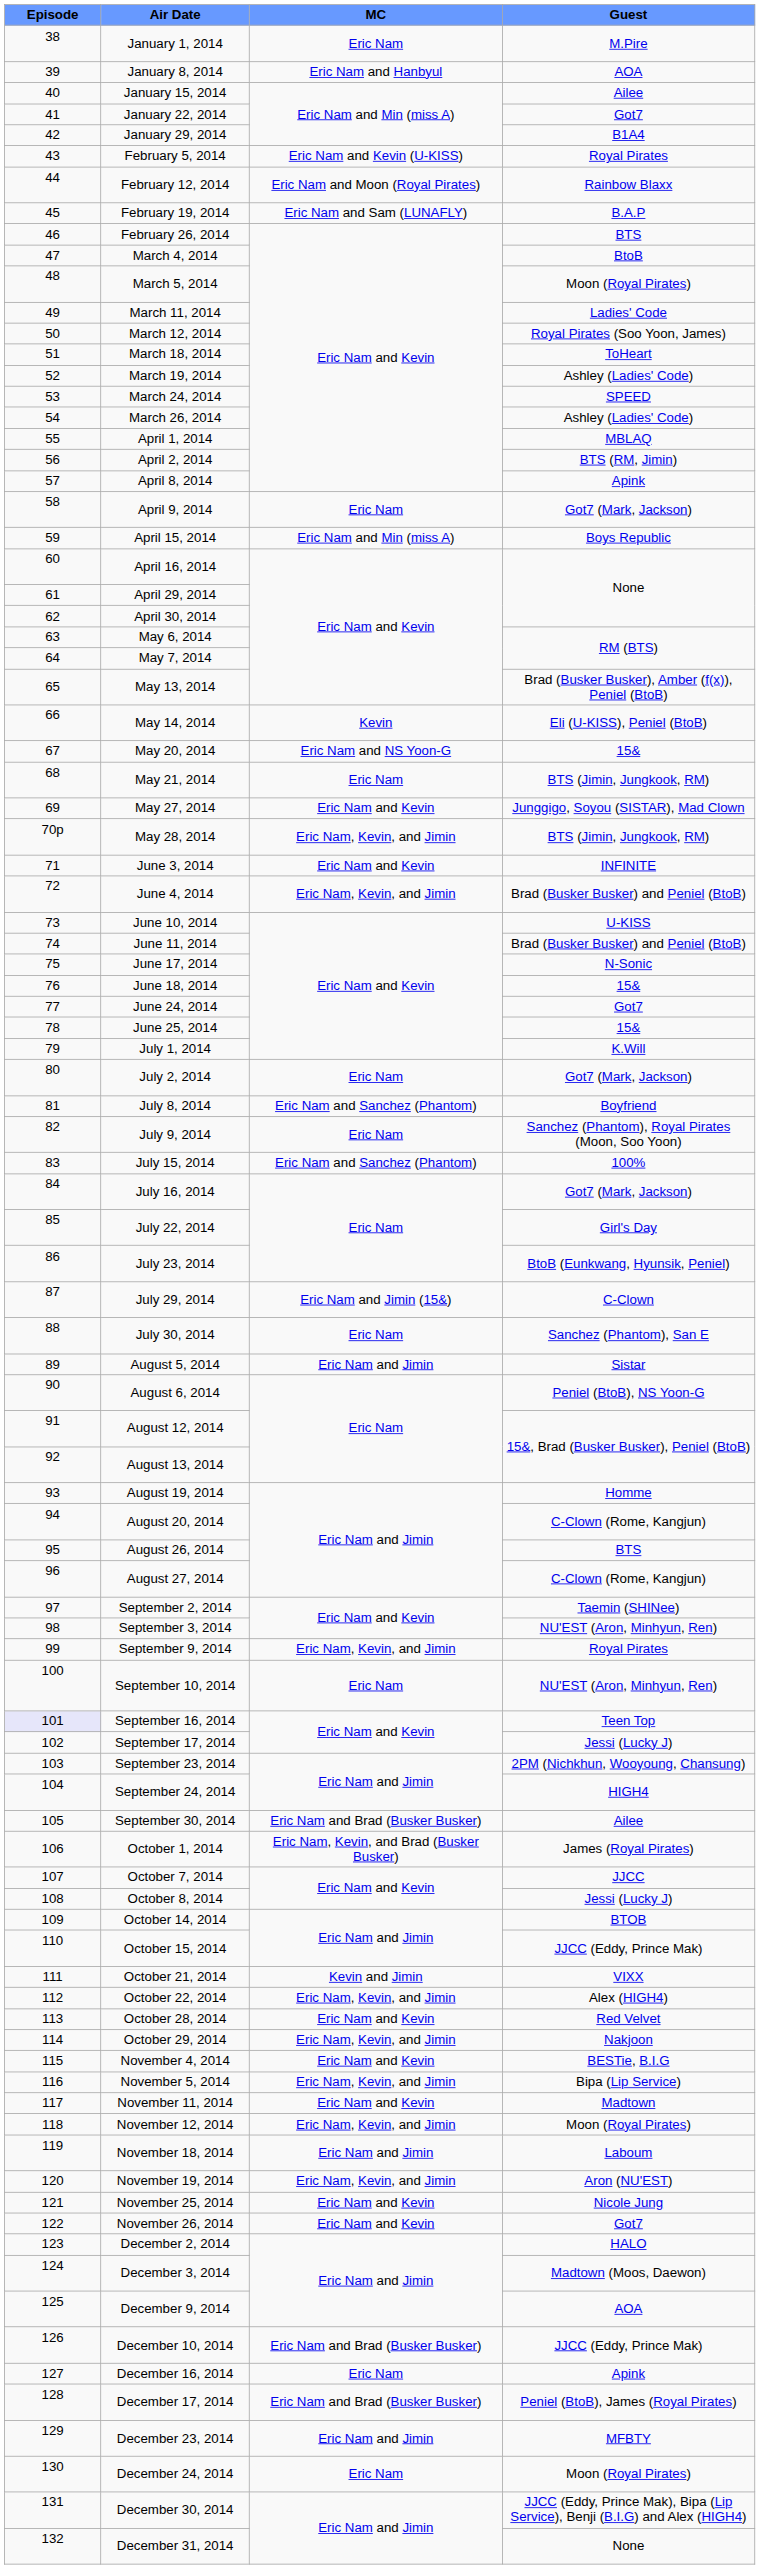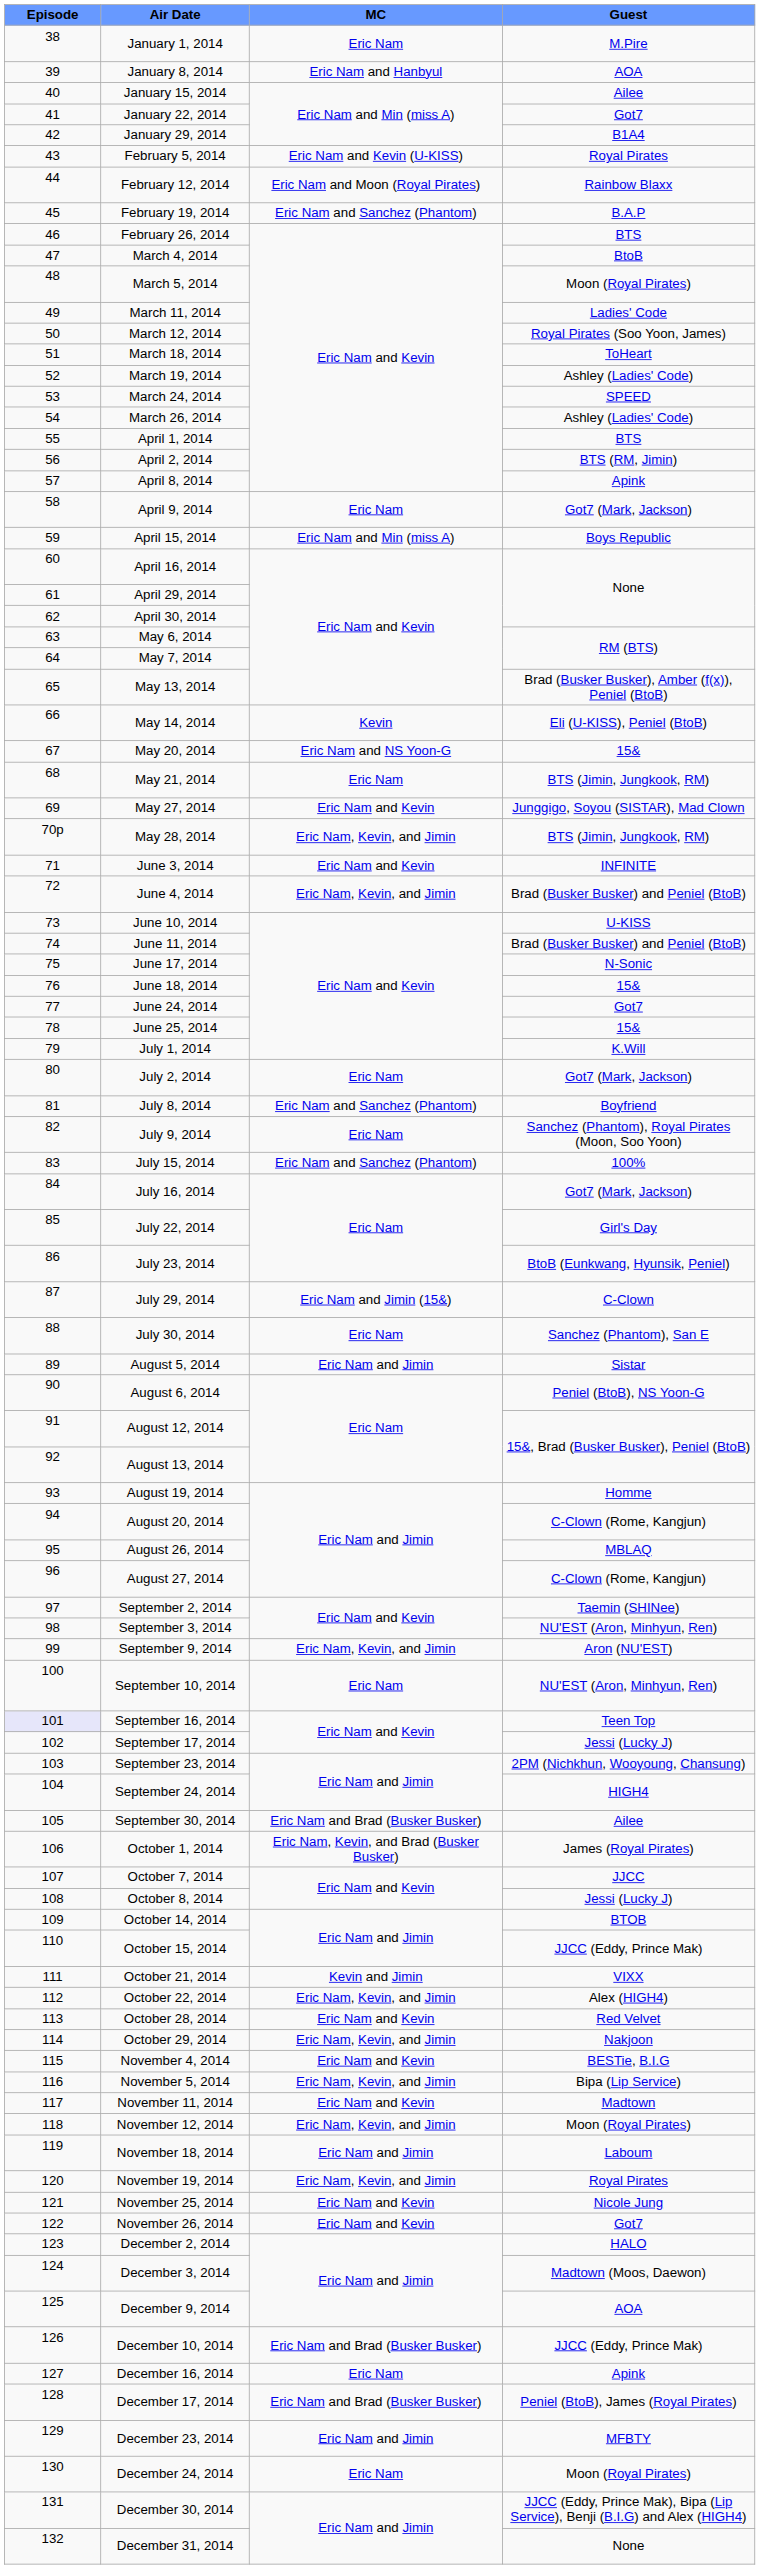(376, 213) Eric Nam and Sam (LUNAFLY) -> (376, 213) Eric Nam and Sanchez (Phantom)
(628, 438) MBLAQ -> (628, 438) BTS
(628, 1550) BTS -> (628, 1550) MBLAQ
(628, 1649) Royal Pirates -> (628, 1649) Aron (NU'EST)
(628, 2181) Aron (NU'EST) -> (628, 2181) Royal Pirates
